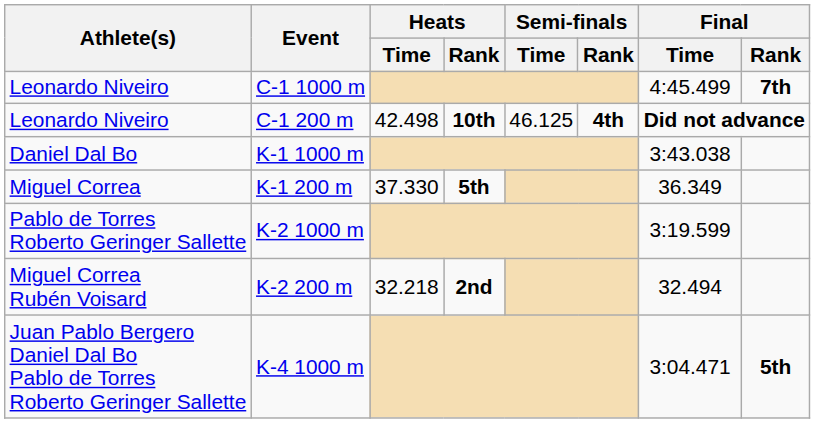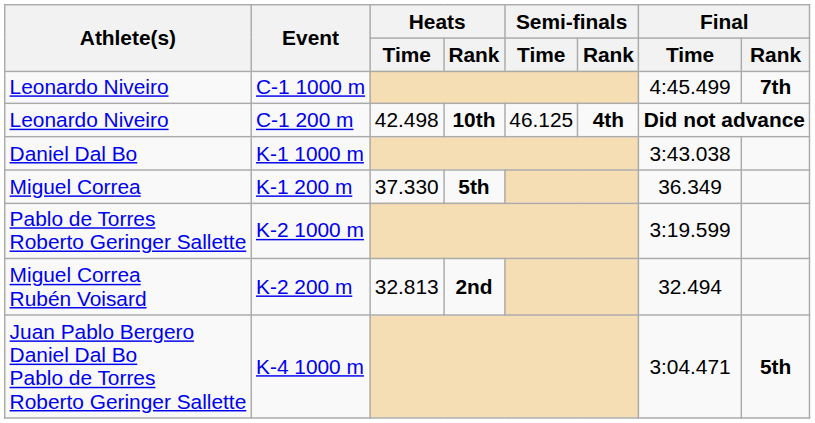(407, 287) 32.218 -> (407, 287) 32.813
